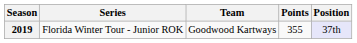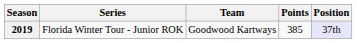(295, 29) 355 -> (295, 29) 385
